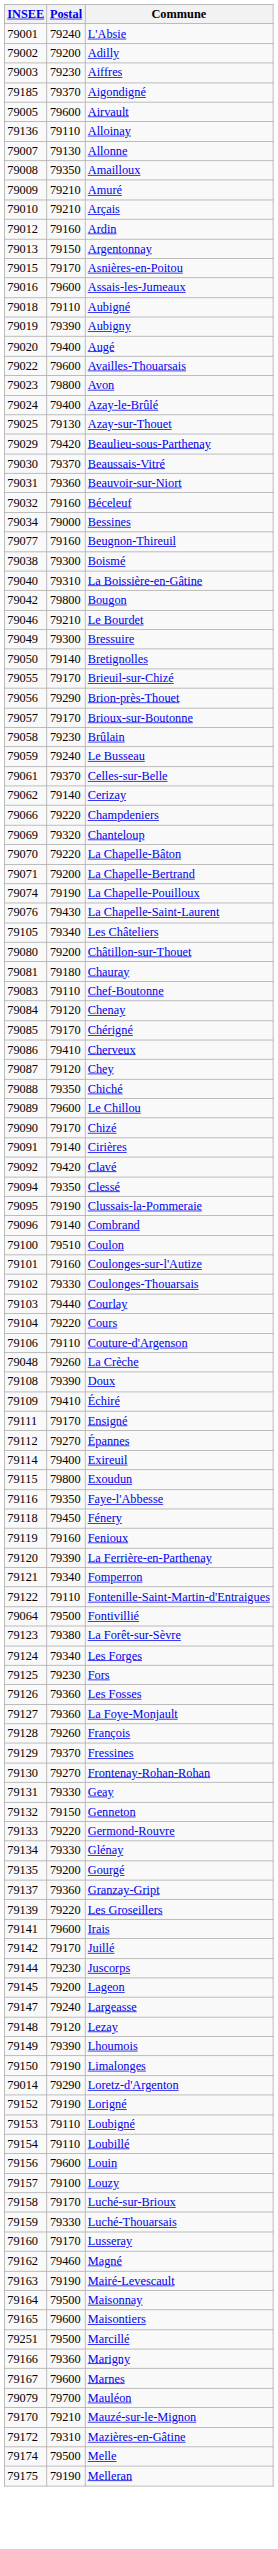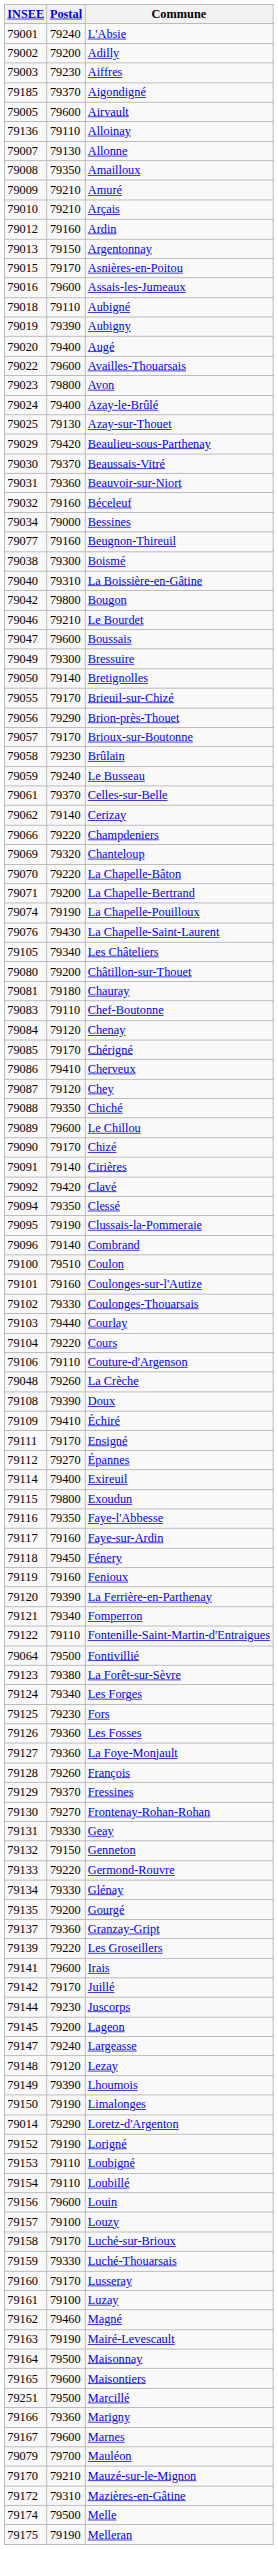+ row: (110, 639)
+ row: (126, 1538)
+ row: (103, 2300)
